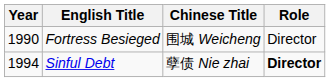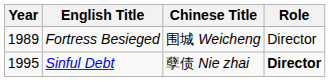(23, 39) 1990 -> (23, 39) 1989
(23, 64) 1994 -> (23, 64) 1995
